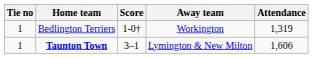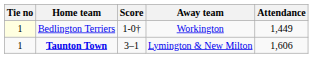(20, 28) no background -> (20, 28) lightyellow background
(281, 28) 1,319 -> (281, 28) 1,449
